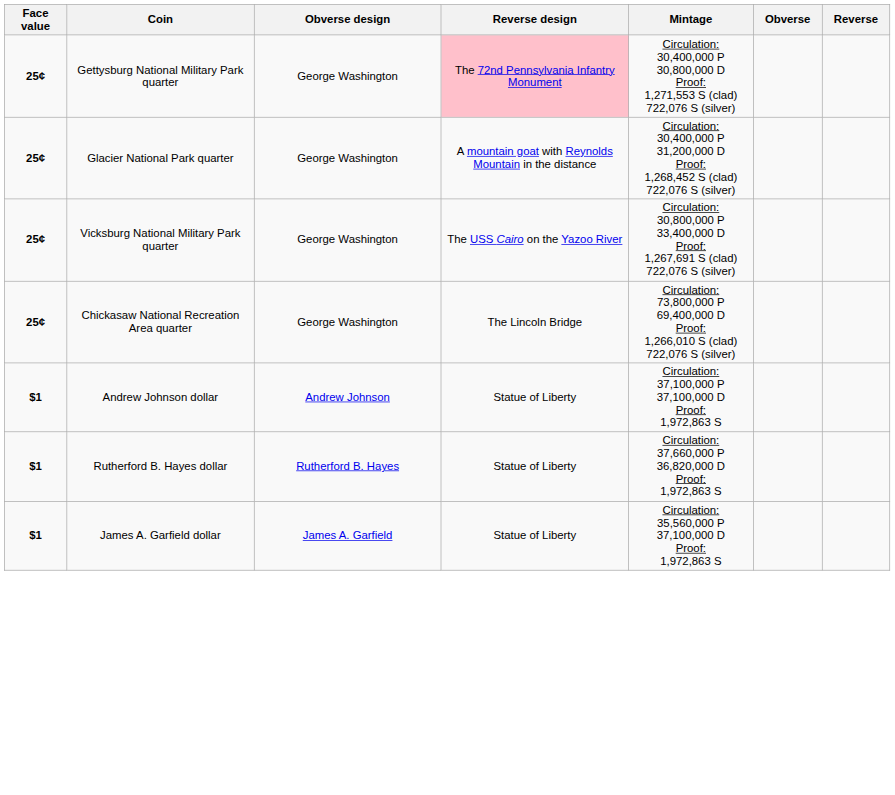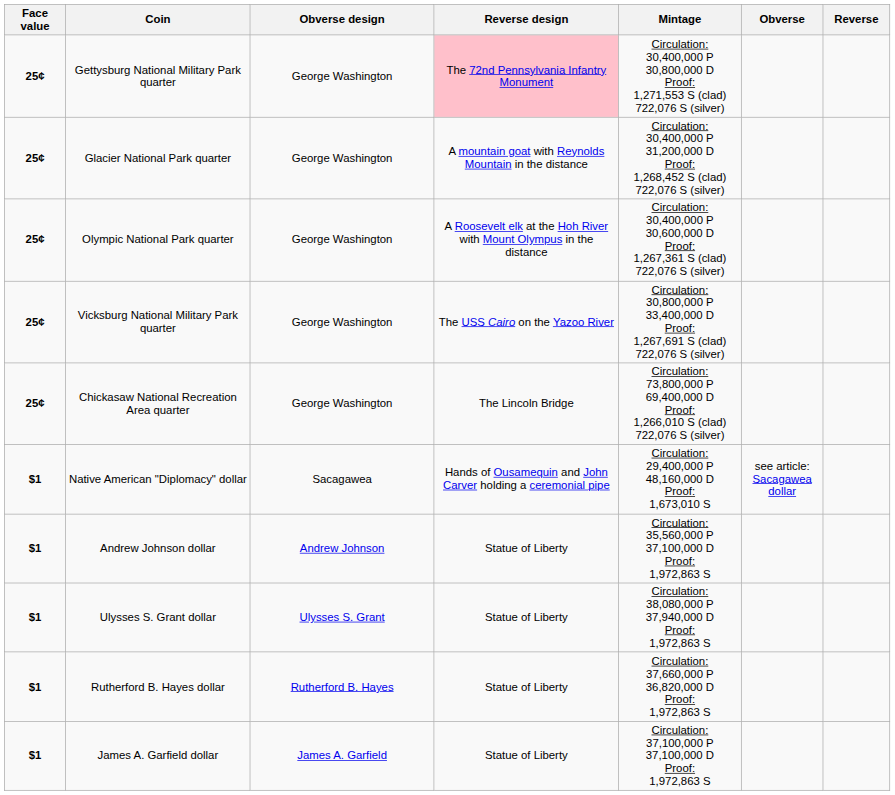+ row: (158, 240)
+ row: (158, 479)
(691, 397) Circulation: 37,100,000 P 37,100,000 D Proof: 1,972,863 S -> (680, 548) Circulation: 35,560,000 P 37,100,000 D Proof: 1,972,863 S
+ row: (158, 617)
(691, 535) Circulation: 35,560,000 P 37,100,000 D Proof: 1,972,863 S -> (680, 755) Circulation: 37,100,000 P 37,100,000 D Proof: 1,972,863 S
